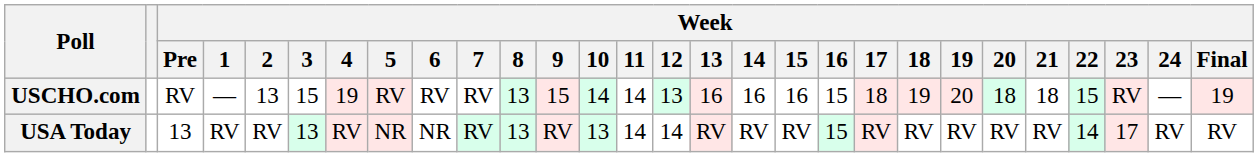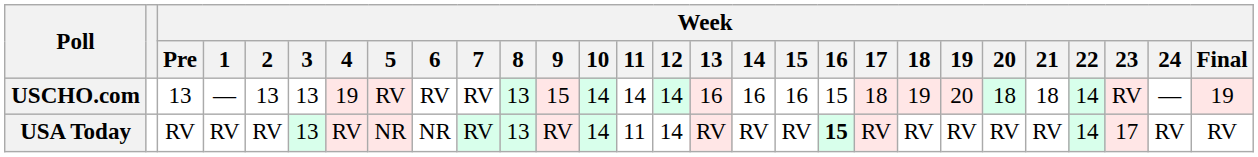(180, 95) RV -> (180, 95) 13
(307, 95) 15 -> (307, 95) 13
(671, 95) 13 -> (671, 95) 14
(1087, 95) 15 -> (1087, 95) 14
(180, 132) 13 -> (180, 132) RV
(598, 132) 13 -> (598, 132) 14
(634, 132) 14 -> (634, 132) 11
(836, 132) normal -> (836, 132) bold
